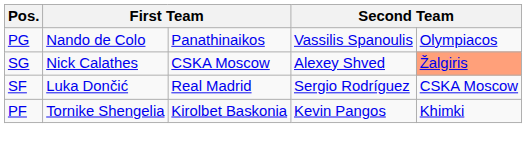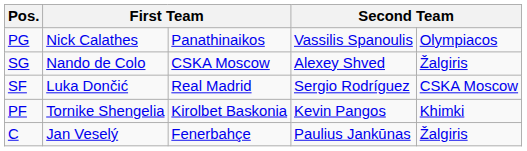(96, 39) Nando de Colo -> (92, 39) Nick Calathes
(92, 63) Nick Calathes -> (96, 63) Nando de Colo
(444, 63) lightsalmon background -> (444, 63) no background
+ row: (13, 134)
